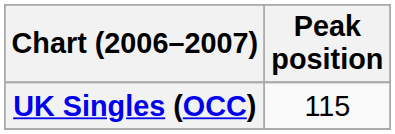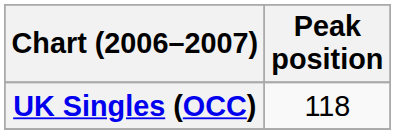(327, 105) 115 -> (327, 105) 118
